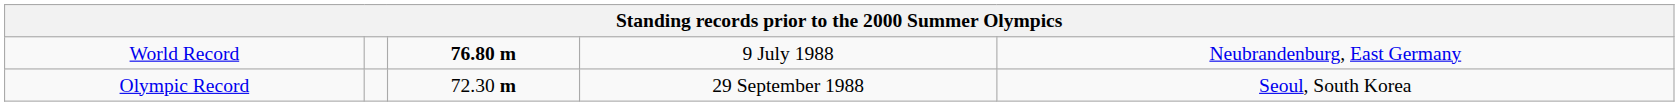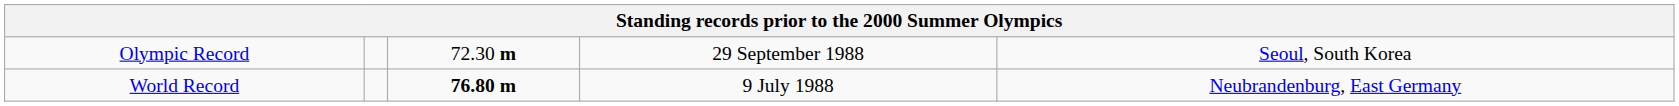rows swapped: (184, 52) <-> (184, 84)
